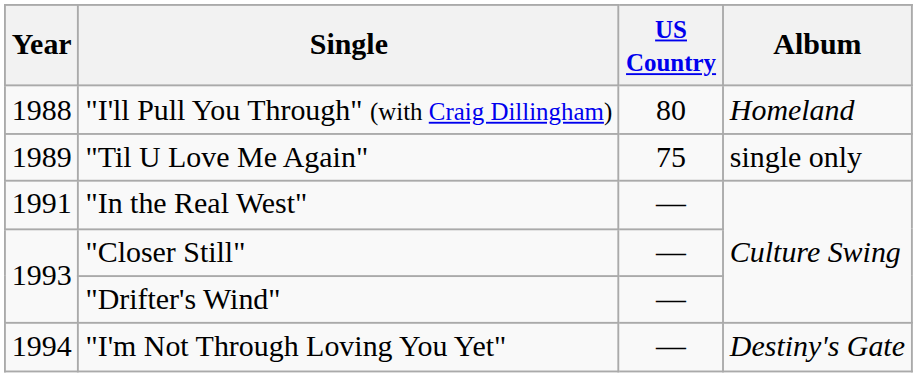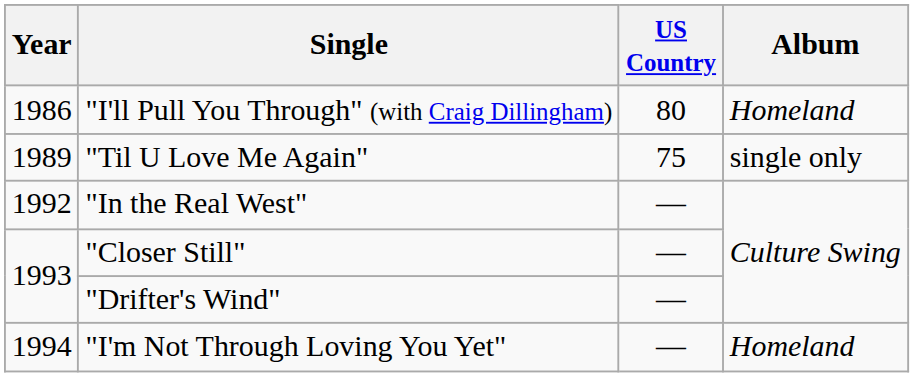(42, 109) 1988 -> (42, 109) 1986
(42, 204) 1991 -> (42, 204) 1992
(817, 346) Destiny's Gate -> (792, 346) Homeland
